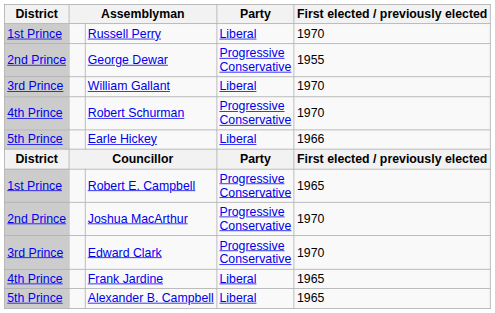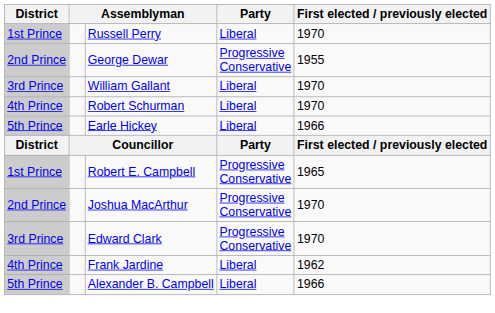(255, 113) Progressive Conservative -> (238, 106) Liberal
(311, 278) 1965 -> (311, 265) 1962
(311, 298) 1965 -> (311, 284) 1966
